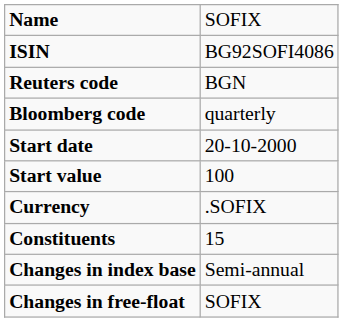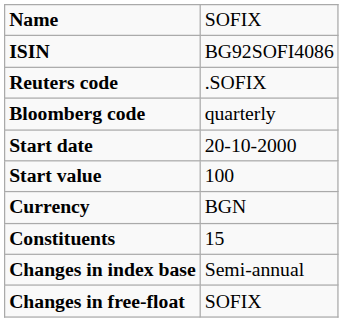(225, 82) BGN -> (236, 82) .SOFIX
(236, 207) .SOFIX -> (225, 207) BGN
